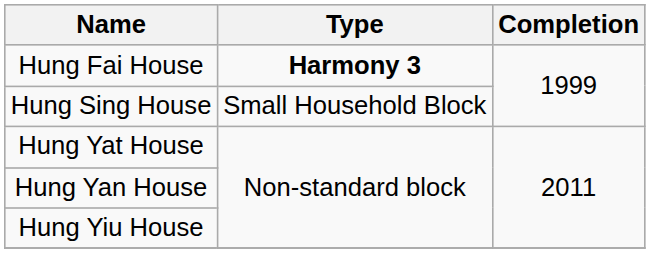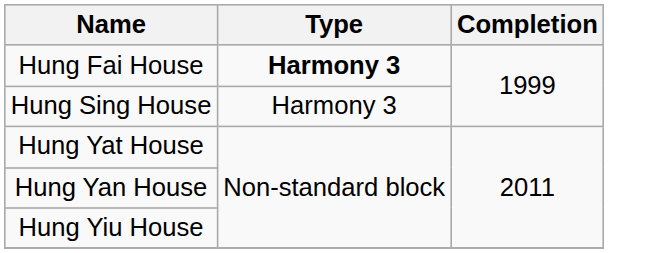(355, 106) Small Household Block -> (334, 106) Harmony 3
